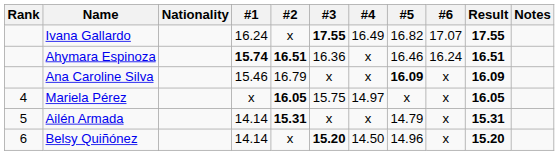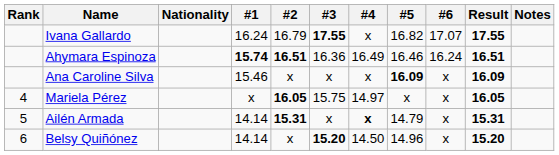(290, 35) x -> (290, 35) 16.79
(368, 35) 16.49 -> (368, 35) x
(368, 56) x -> (368, 56) 16.49
(290, 77) 16.79 -> (290, 77) x
(368, 118) normal -> (368, 118) bold
